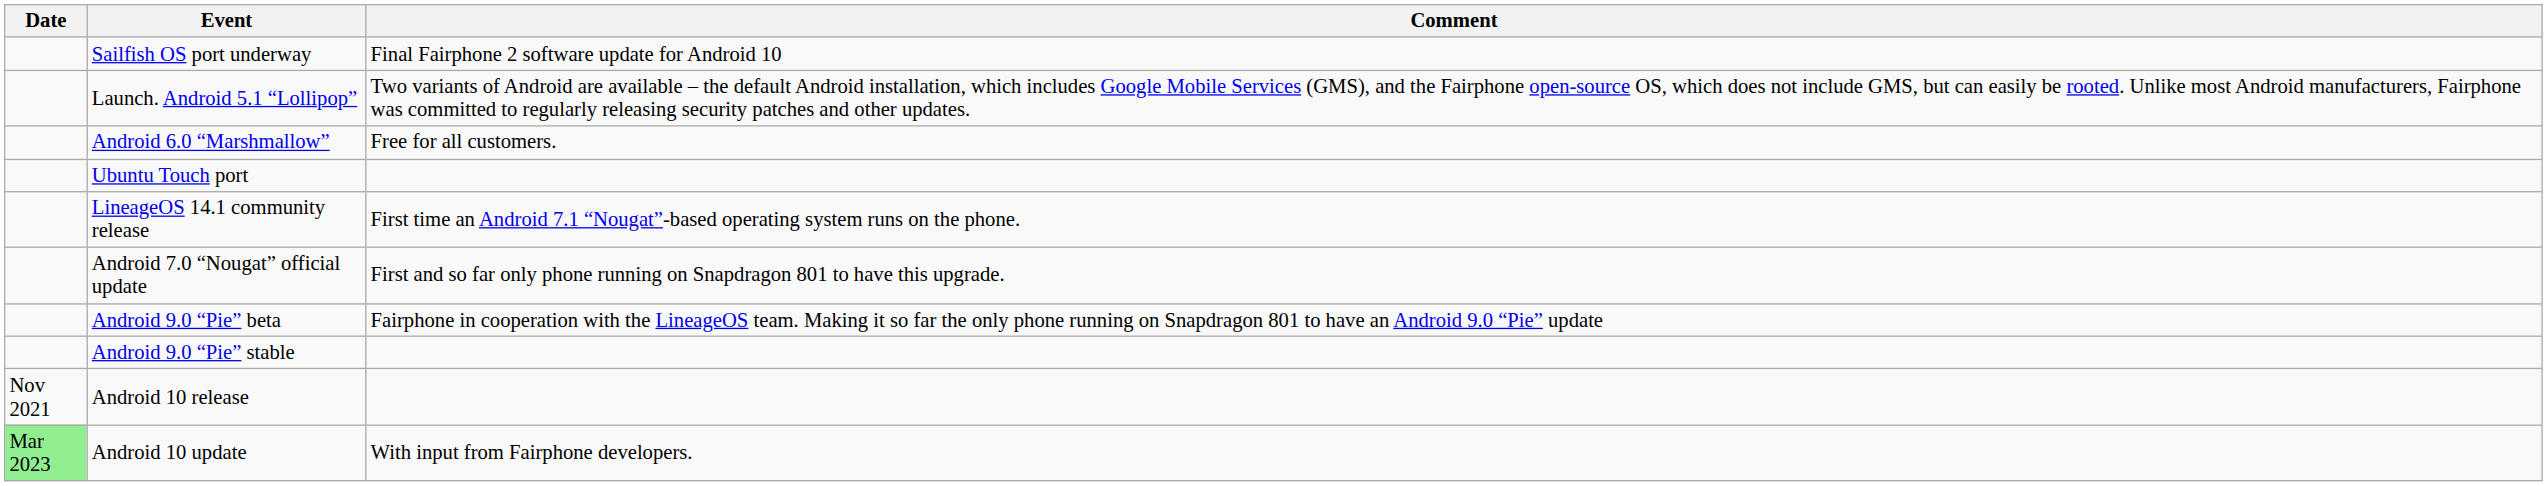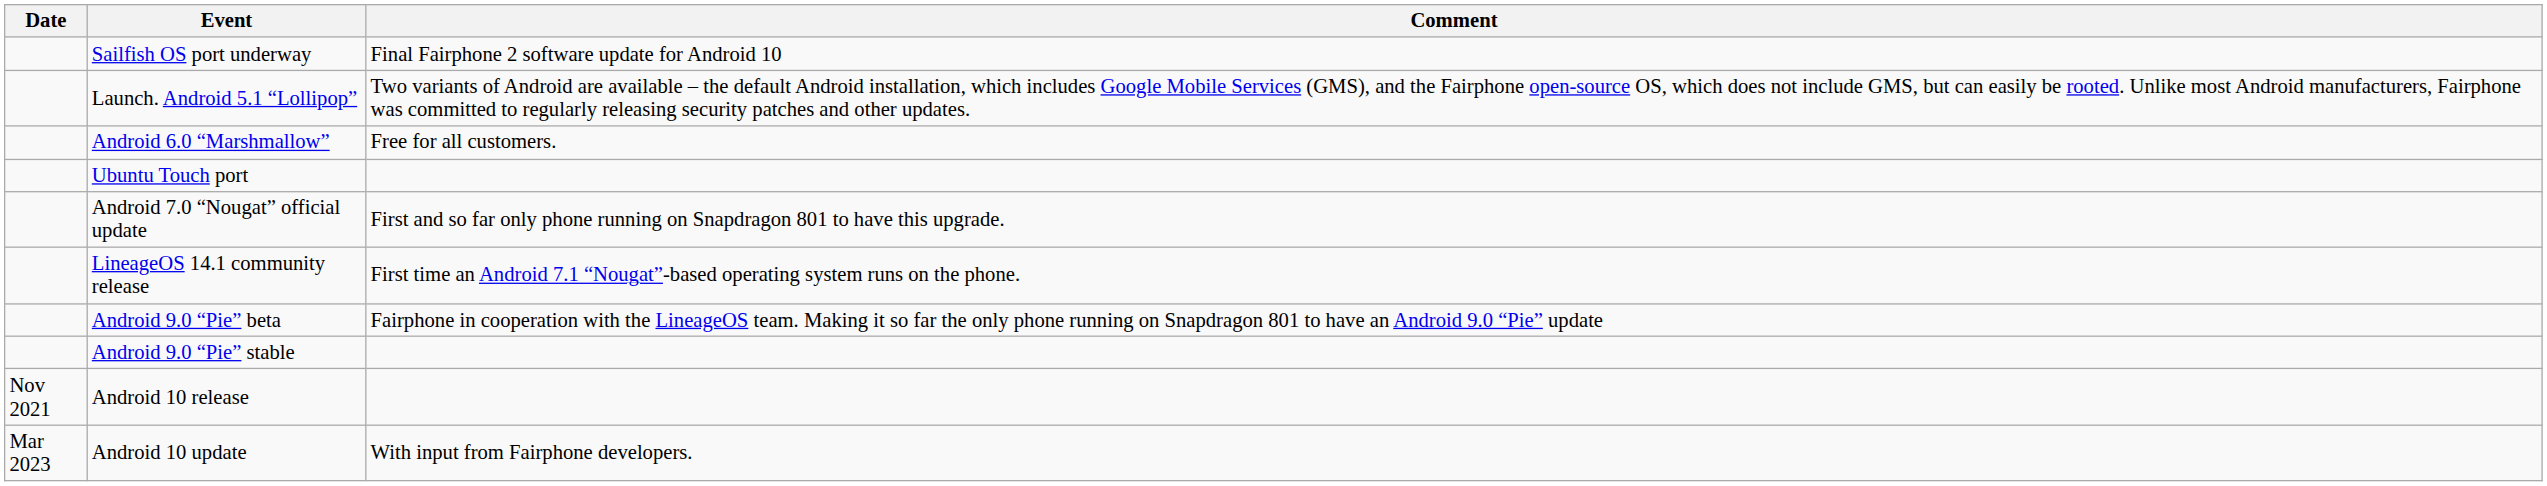rows swapped: (208, 219) <-> (216, 275)
(30, 452) lightgreen background -> (30, 452) no background
